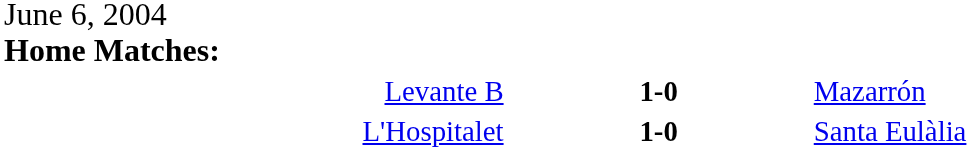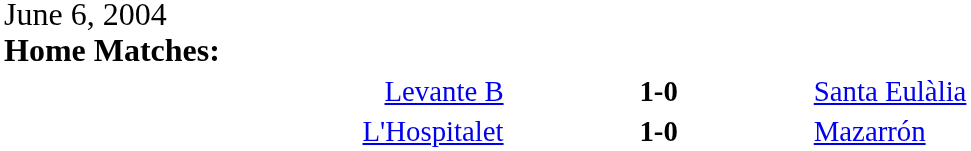(870, 91) Mazarrón -> (890, 91) Santa Eulàlia
(890, 131) Santa Eulàlia -> (870, 131) Mazarrón
